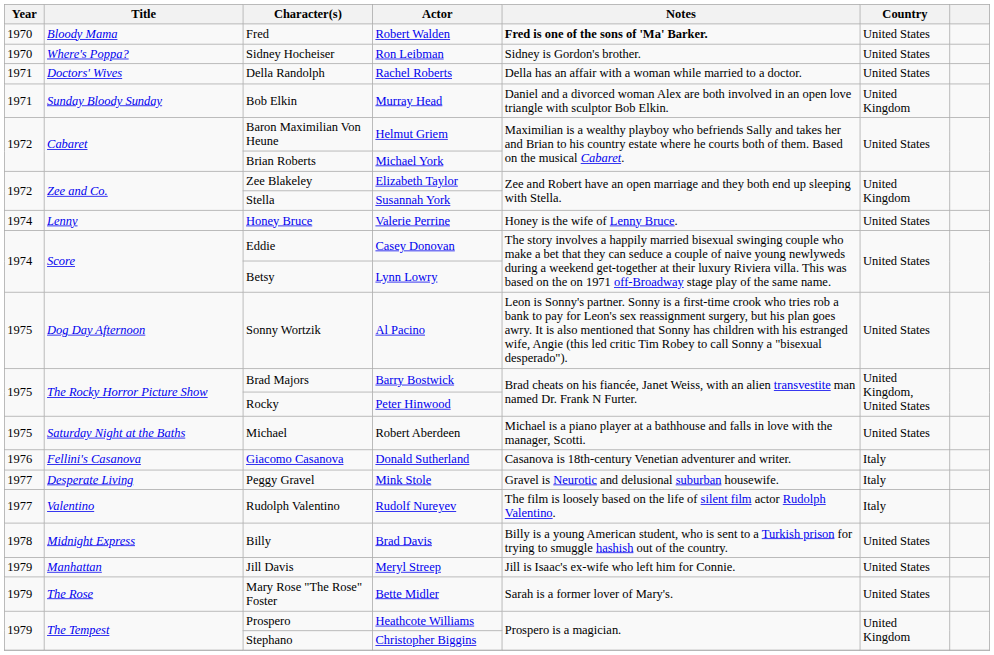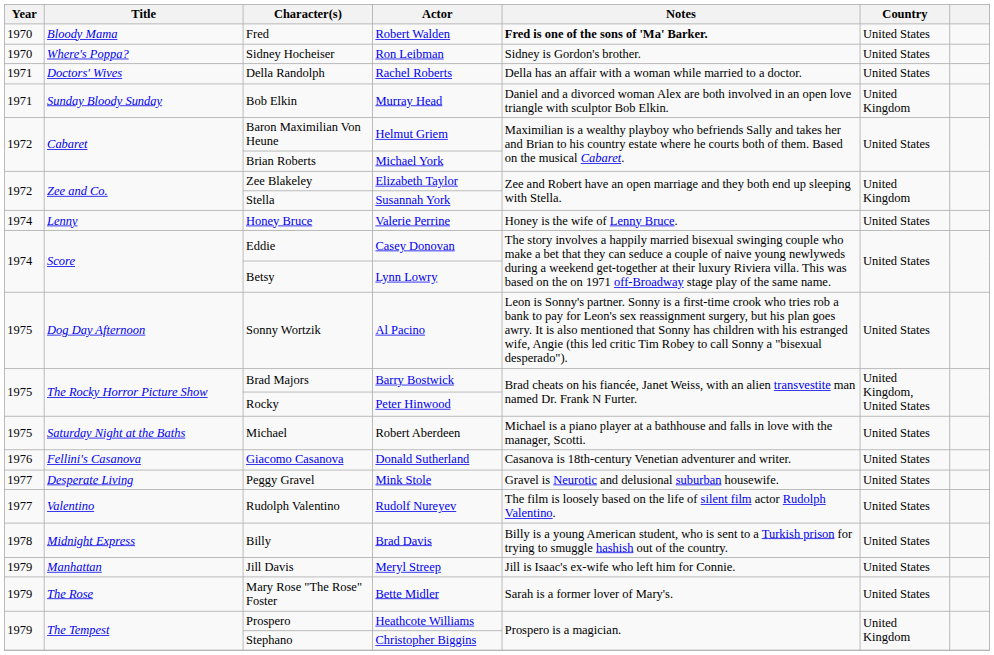(874, 459) Italy -> (896, 459) United States
(874, 479) Italy -> (896, 479) United States
(874, 506) Italy -> (896, 506) United States
